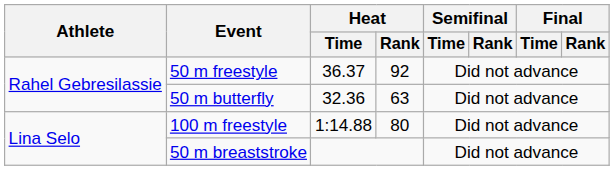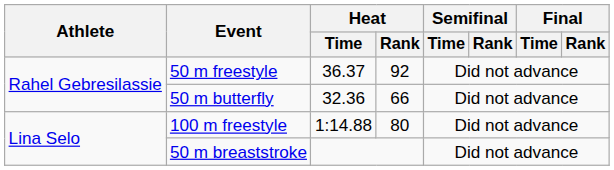(400, 98) 63 -> (400, 98) 66
